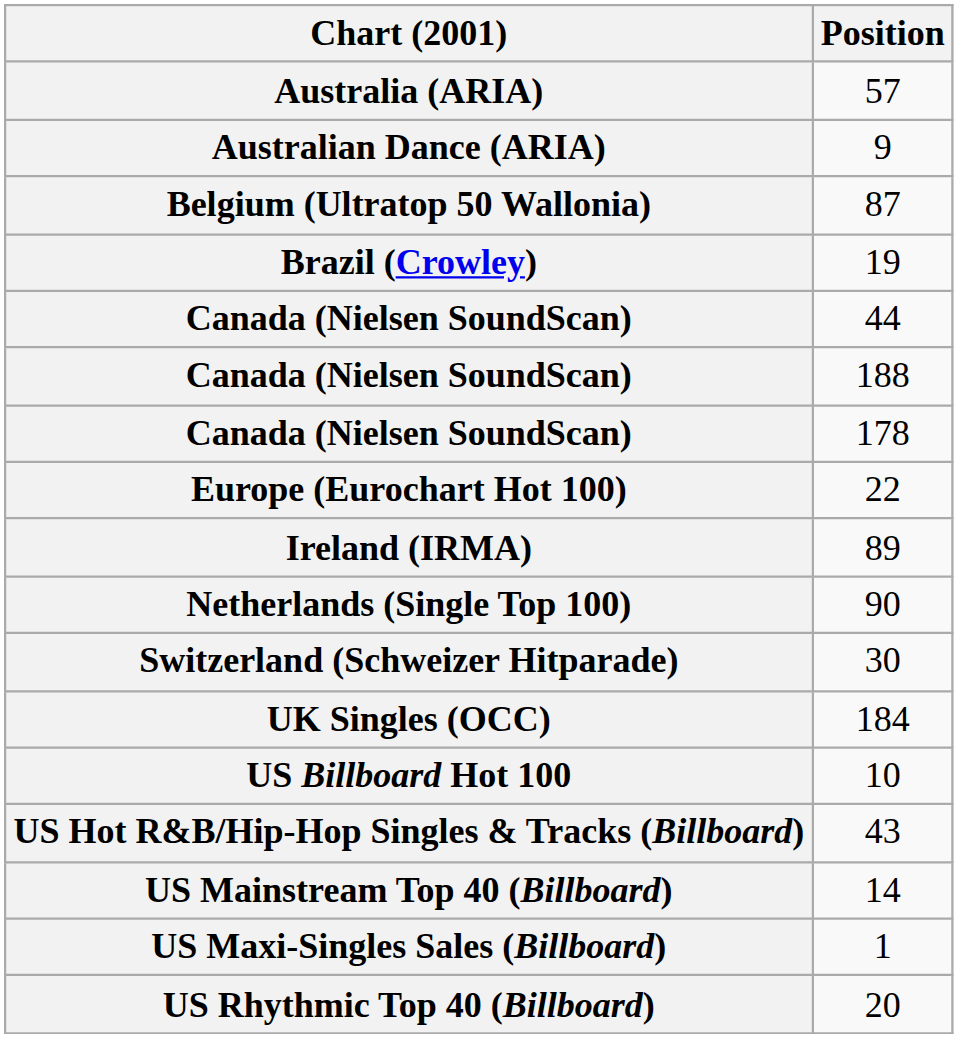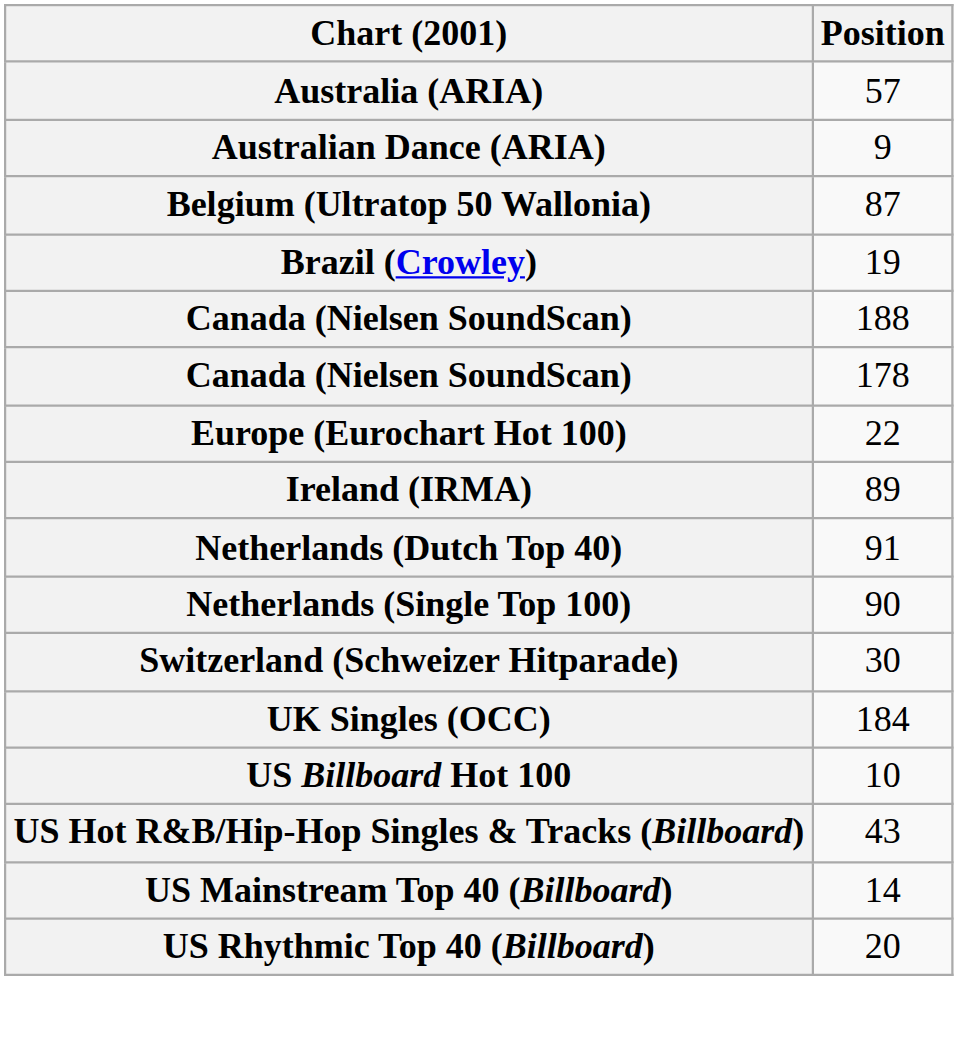- row: (883, 318)
+ row: (883, 546)
- row: (883, 946)
